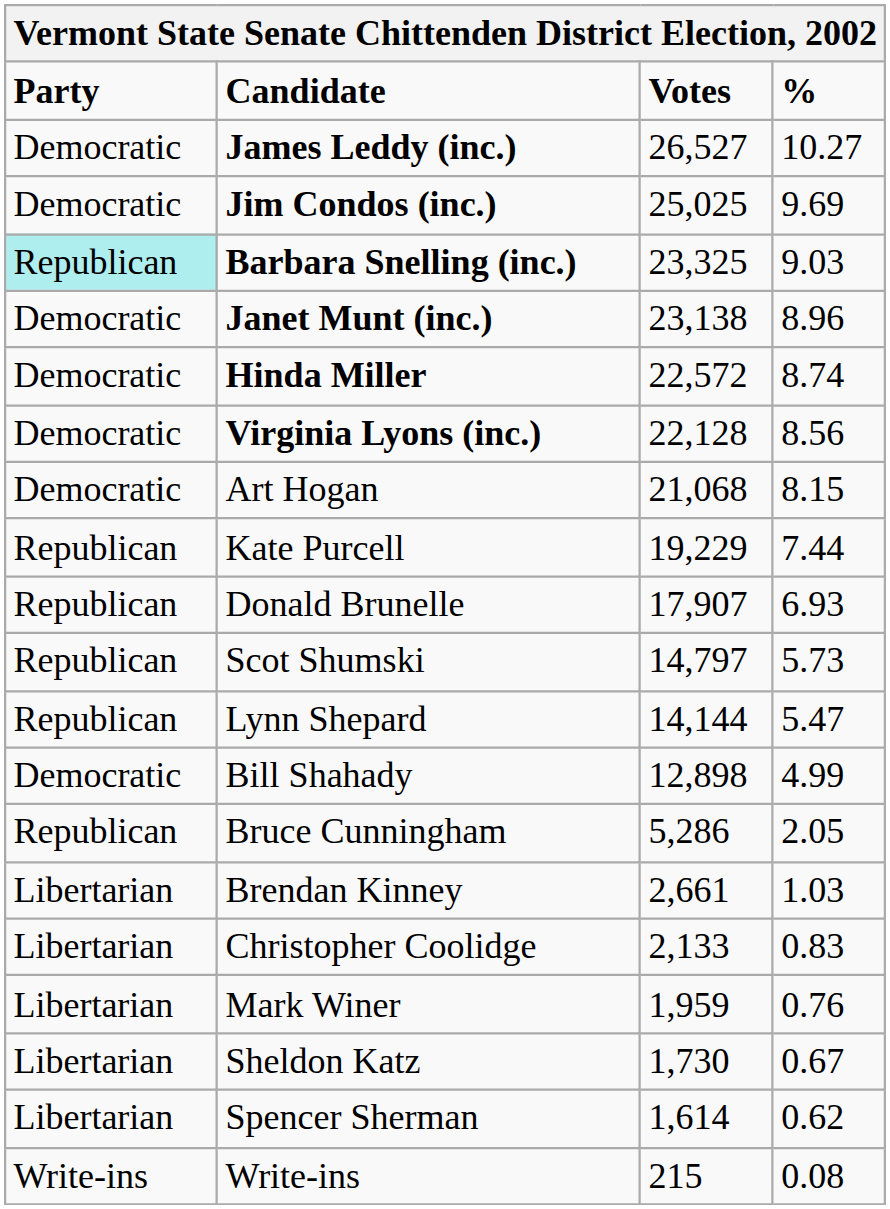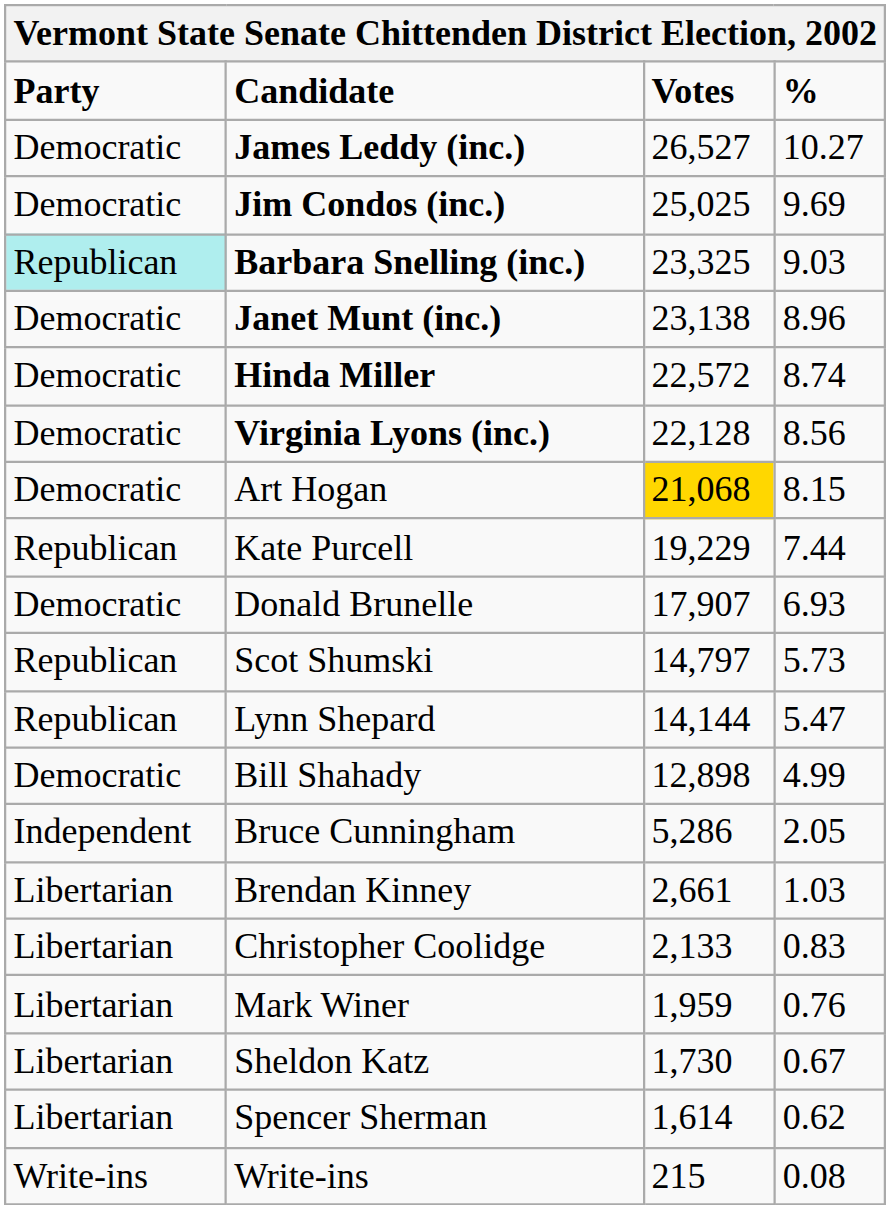(698, 489) no background -> (701, 489) gold background
(95, 603) Republican -> (97, 603) Democratic
(95, 832) Republican -> (102, 832) Independent
